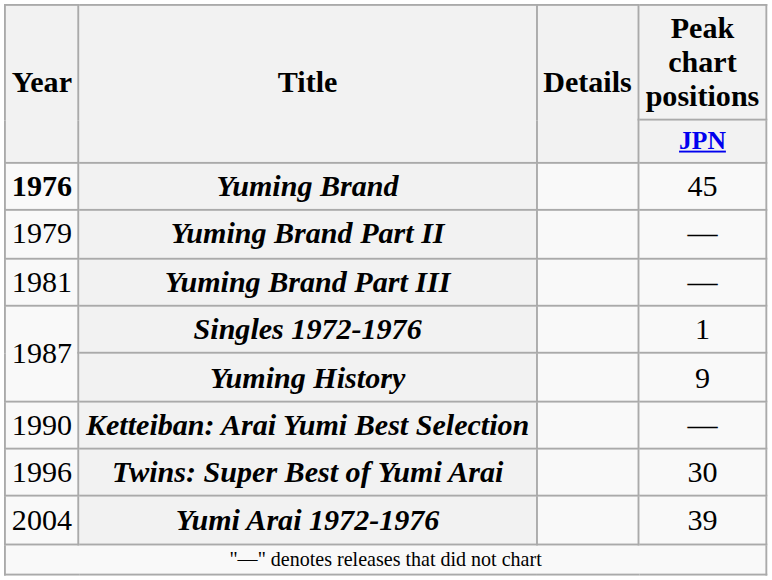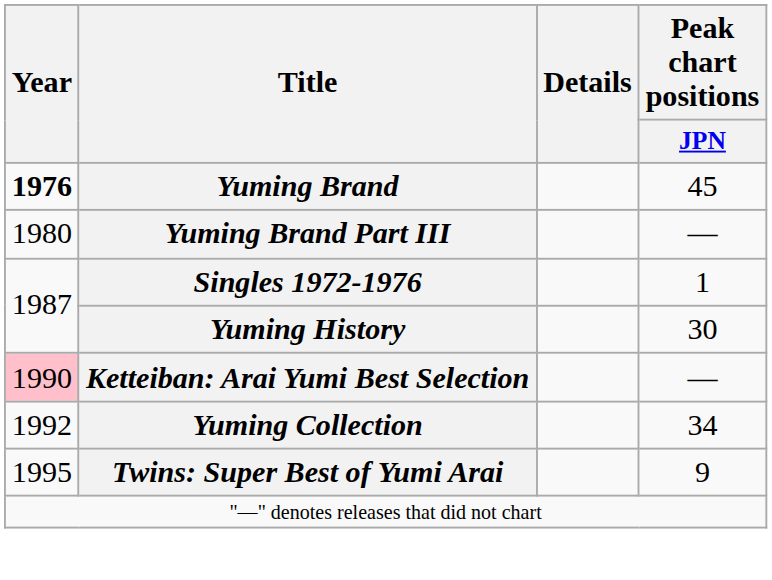- row: (308, 233)
(42, 281) 1981 -> (42, 233) 1980
(702, 376) 9 -> (702, 329) 30
(42, 424) no background -> (42, 376) pink background
+ row: (308, 424)
(42, 472) 1996 -> (42, 472) 1995
(702, 472) 30 -> (702, 472) 9
- row: (308, 519)
